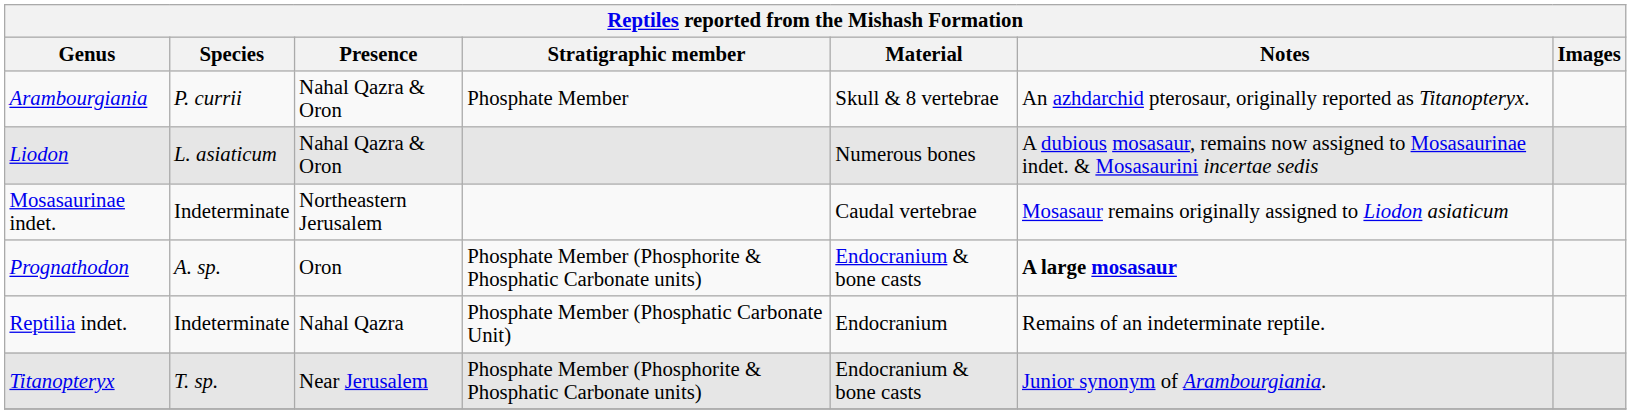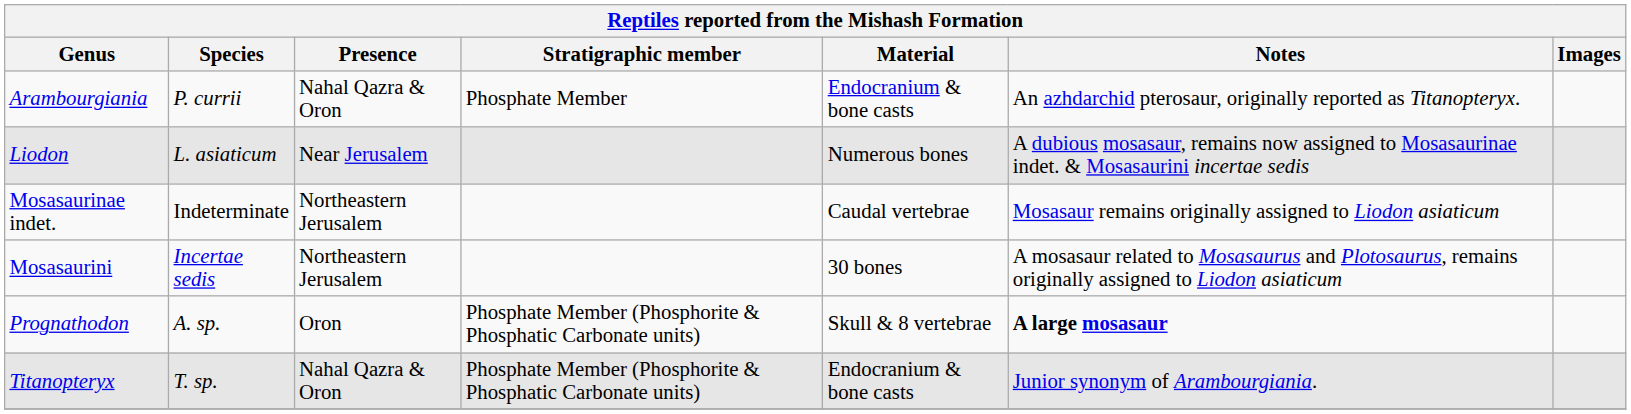(917, 98) Skull & 8 vertebrae -> (894, 98) Endocranium & bone casts
(362, 155) Nahal Qazra & Oron -> (363, 155) Near Jerusalem
+ row: (61, 267)
(902, 267) Endocranium & bone casts -> (909, 324) Skull & 8 vertebrae
- row: (68, 324)
(364, 380) Near Jerusalem -> (362, 380) Nahal Qazra & Oron
